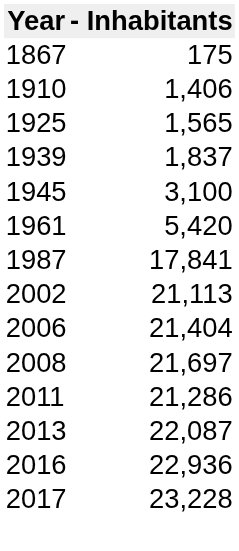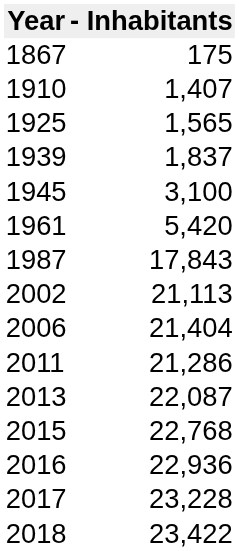(198, 89) 1,406 -> (198, 89) 1,407
(191, 260) 17,841 -> (191, 260) 17,843
- row: (36, 362)
+ row: (36, 431)
+ row: (36, 533)
